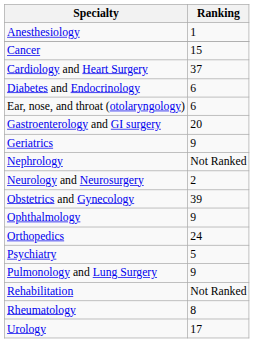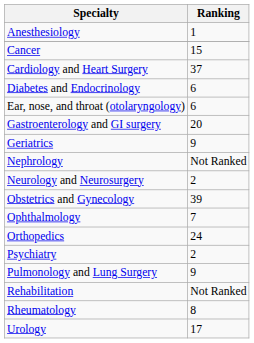(193, 217) 9 -> (193, 217) 7
(193, 254) 5 -> (193, 254) 2
